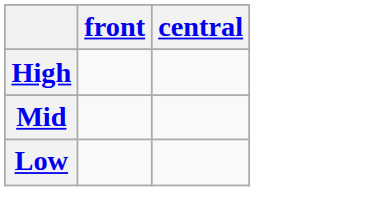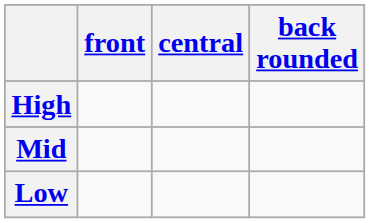+ column: (307, 42)
